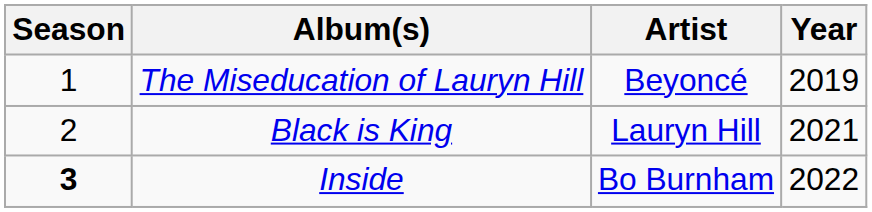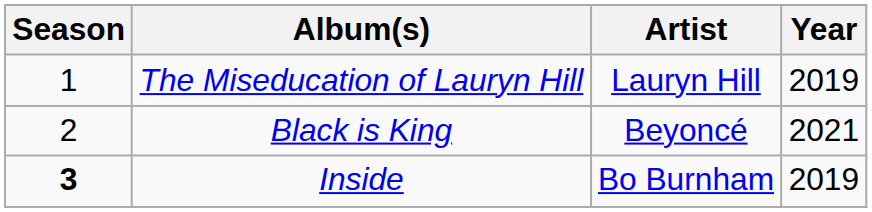(686, 79) Beyoncé -> (686, 79) Lauryn Hill
(686, 130) Lauryn Hill -> (686, 130) Beyoncé
(824, 180) 2022 -> (824, 180) 2019
